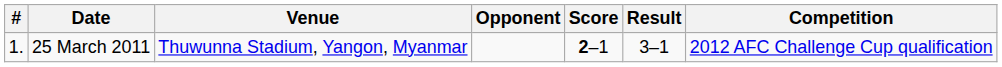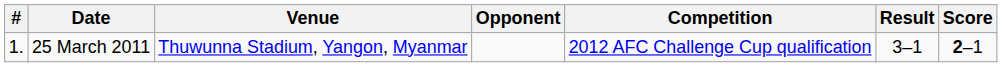columns swapped: (594, 18) <-> (841, 18)
